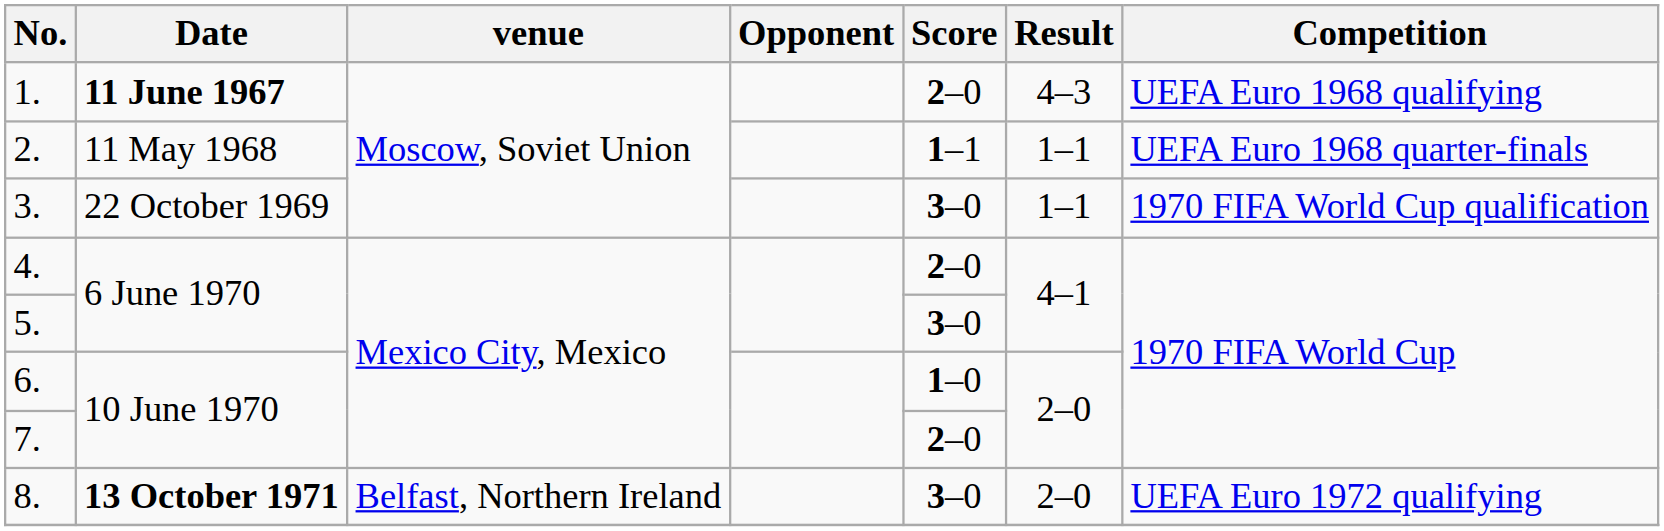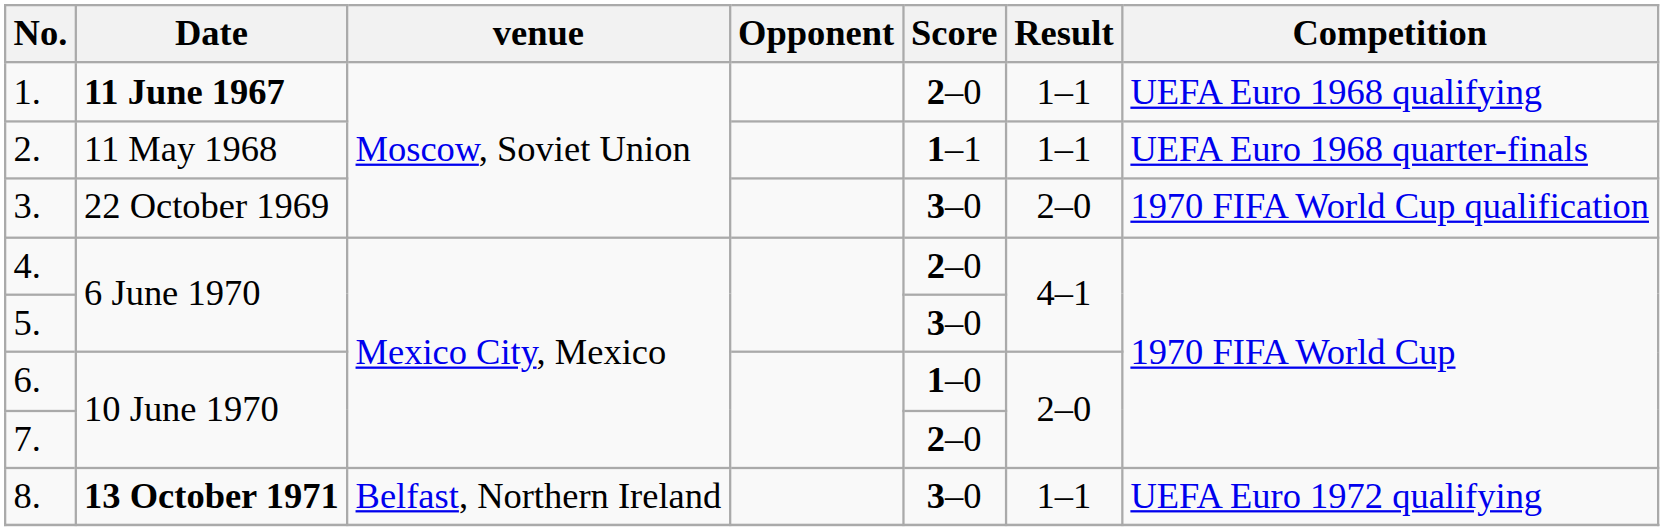(1064, 91) 4–3 -> (1064, 91) 1–1
(1064, 206) 1–1 -> (1064, 206) 2–0
(1064, 496) 2–0 -> (1064, 496) 1–1
